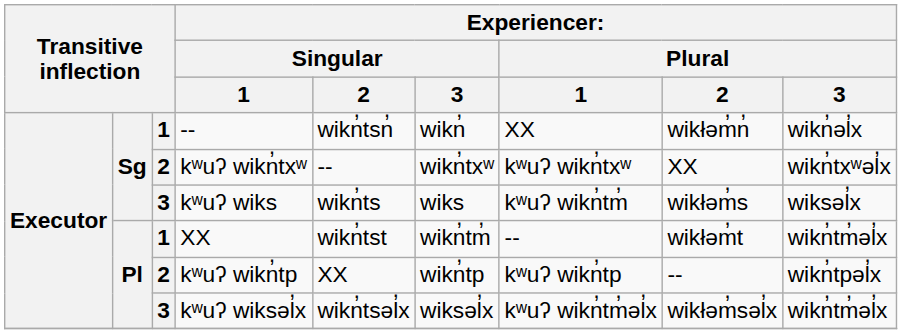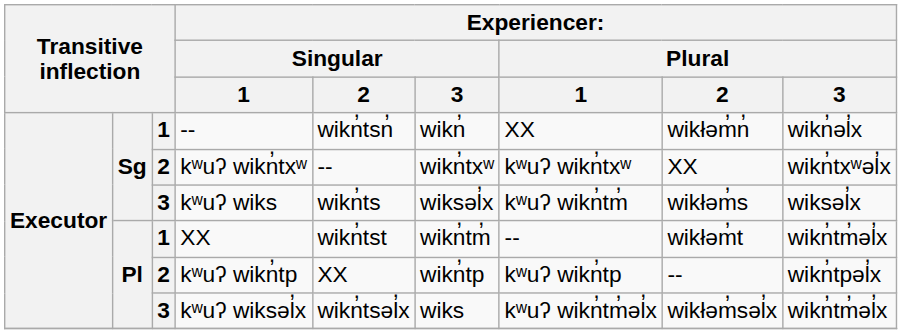(442, 202) wiks -> (457, 202) wiksəl̓x
(457, 310) wiksəl̓x -> (442, 310) wiks
